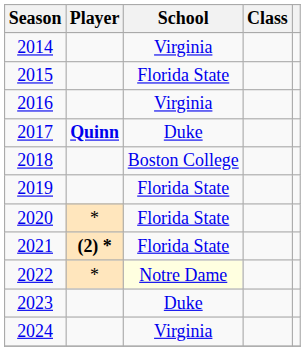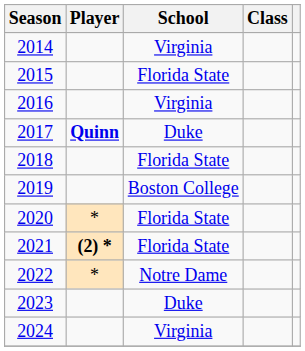(183, 160) Boston College -> (183, 160) Florida State
(183, 189) Florida State -> (183, 189) Boston College
(183, 274) lightyellow background -> (183, 274) no background
